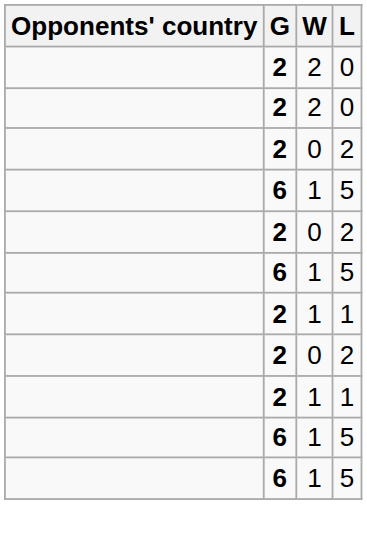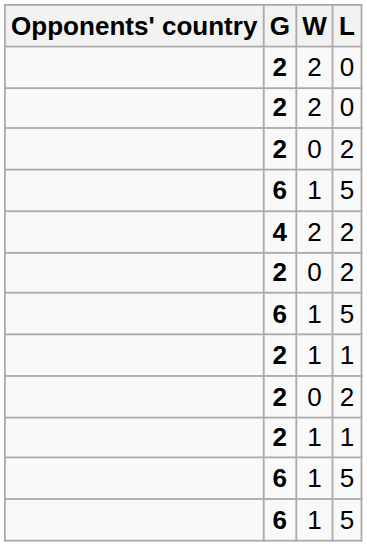+ row: (280, 232)
